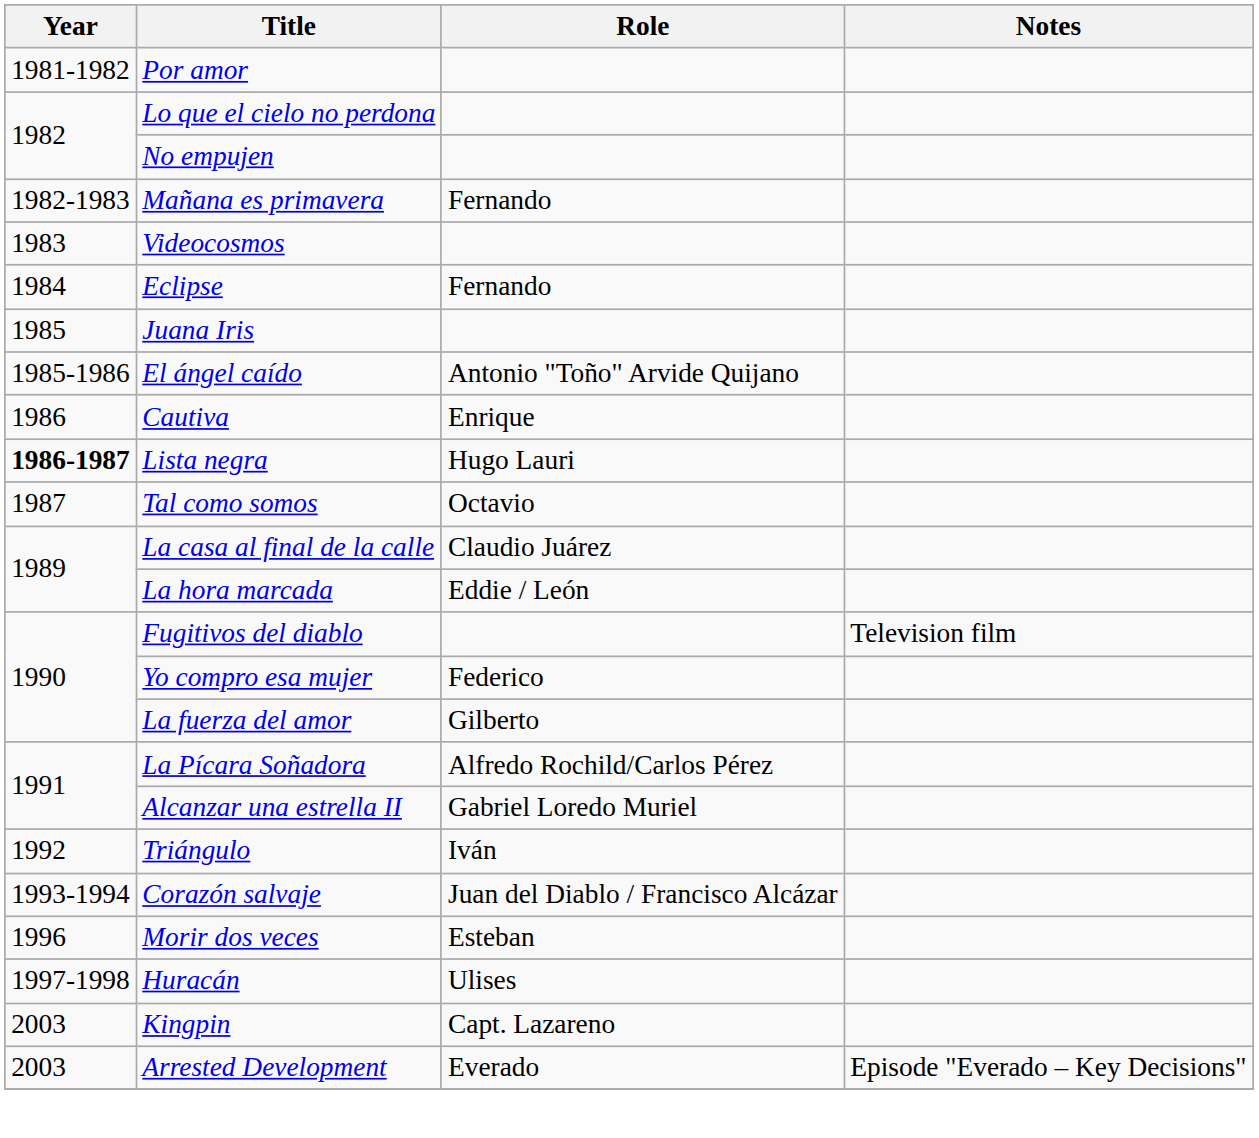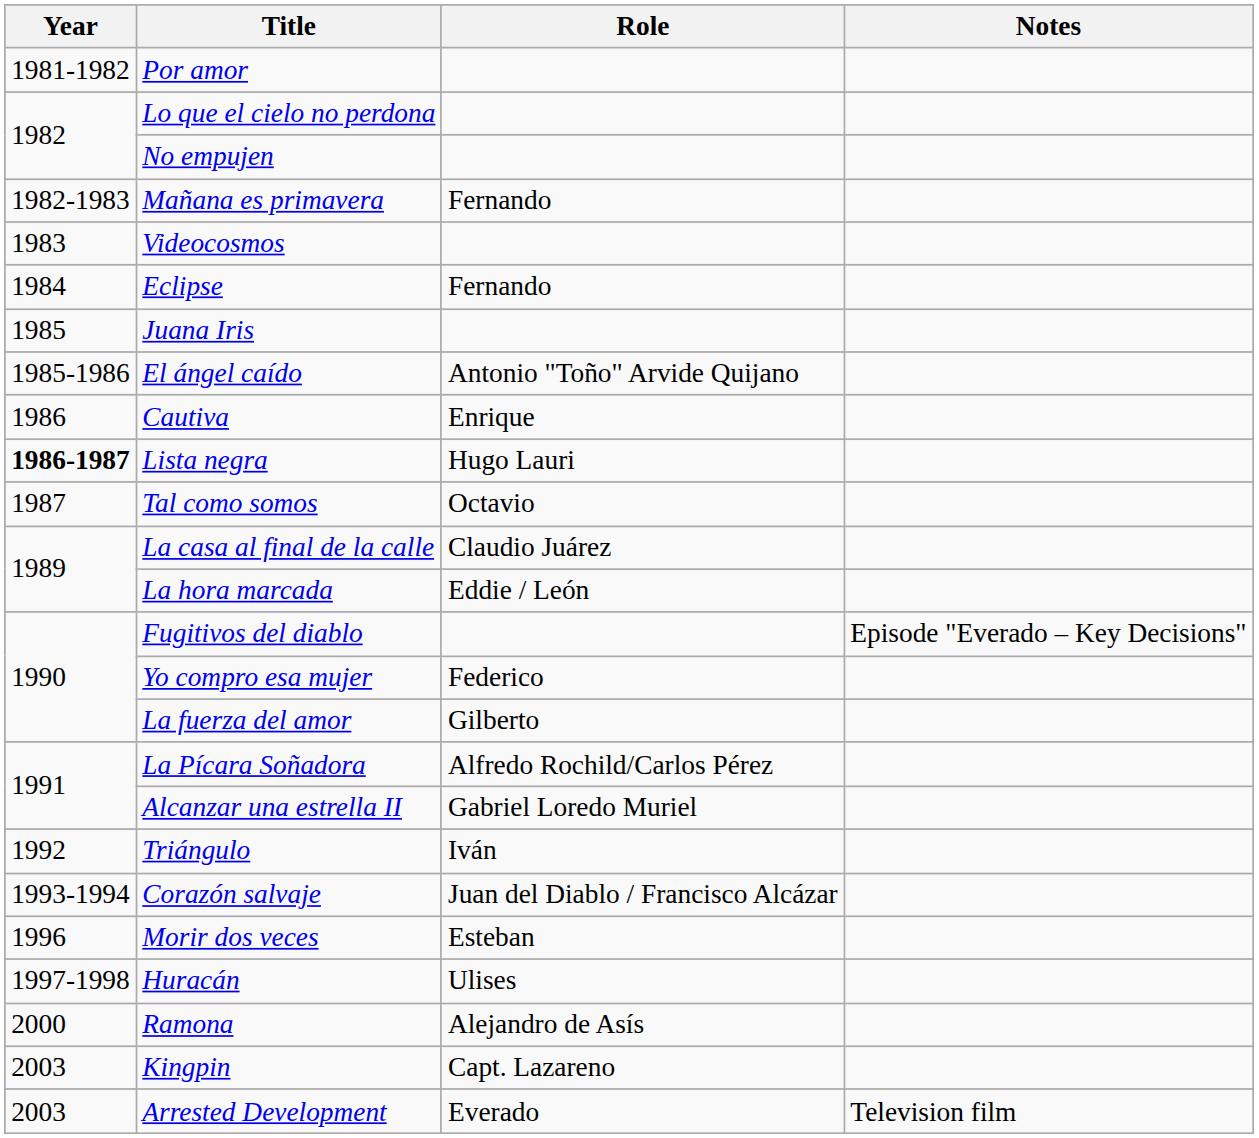(933, 633) Television film -> (1048, 633) Episode "Everado – Key Decisions"
+ row: (188, 1024)
(1048, 1067) Episode "Everado – Key Decisions" -> (933, 1110) Television film
